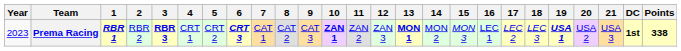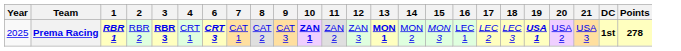- column: (215, 12)
(18, 33) 2023 -> (18, 33) 2025
(659, 33) 338 -> (635, 33) 278
